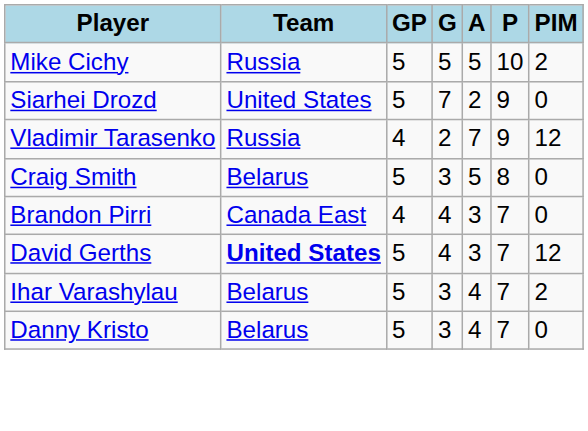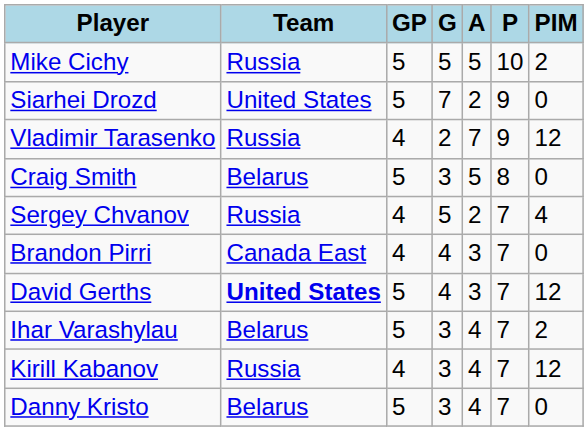+ row: (100, 215)
+ row: (84, 368)
